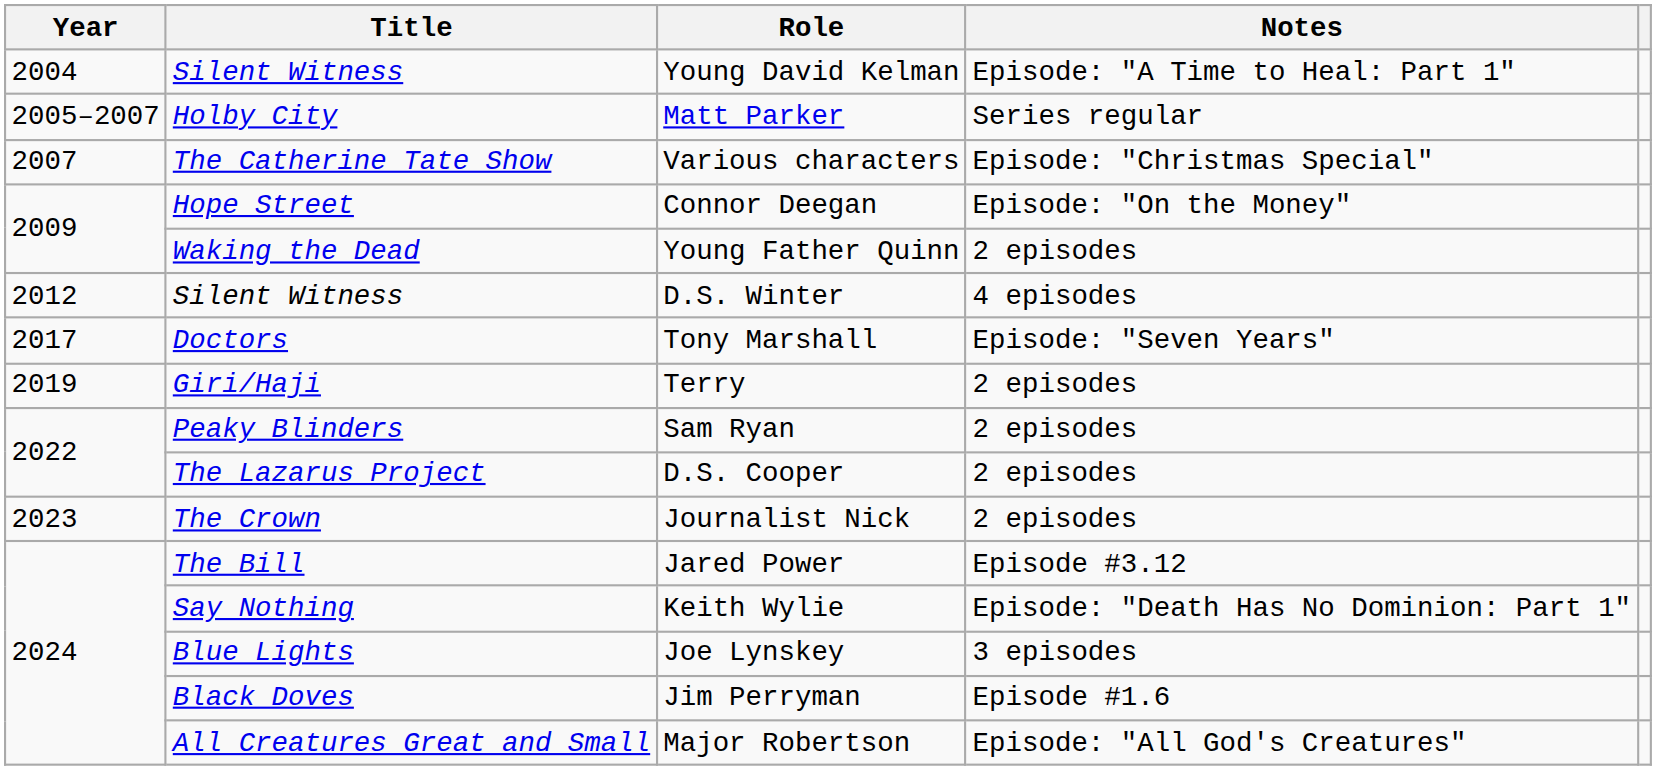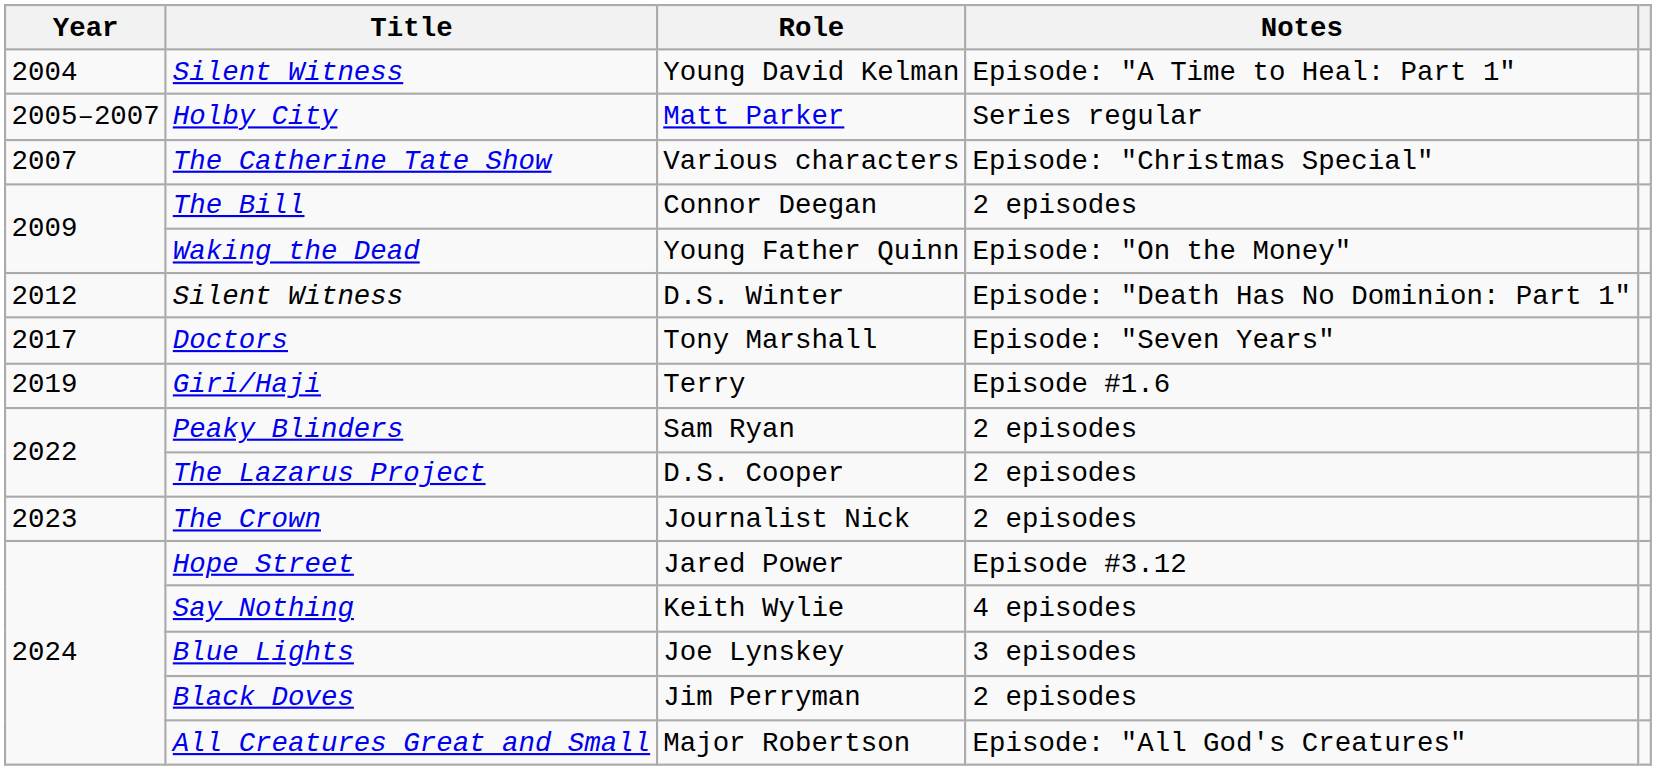(263, 206) Hope Street -> (239, 206) The Bill
(1162, 206) Episode: "On the Money" -> (1055, 206) 2 episodes
(1055, 251) 2 episodes -> (1162, 251) Episode: "On the Money"
(1055, 296) 4 episodes -> (1302, 296) Episode: "Death Has No Dominion: Part 1"
(1055, 385) 2 episodes -> (1071, 385) Episode #1.6
(239, 564) The Bill -> (263, 564) Hope Street
(1302, 609) Episode: "Death Has No Dominion: Part 1" -> (1055, 609) 4 episodes
(1071, 698) Episode #1.6 -> (1055, 698) 2 episodes
